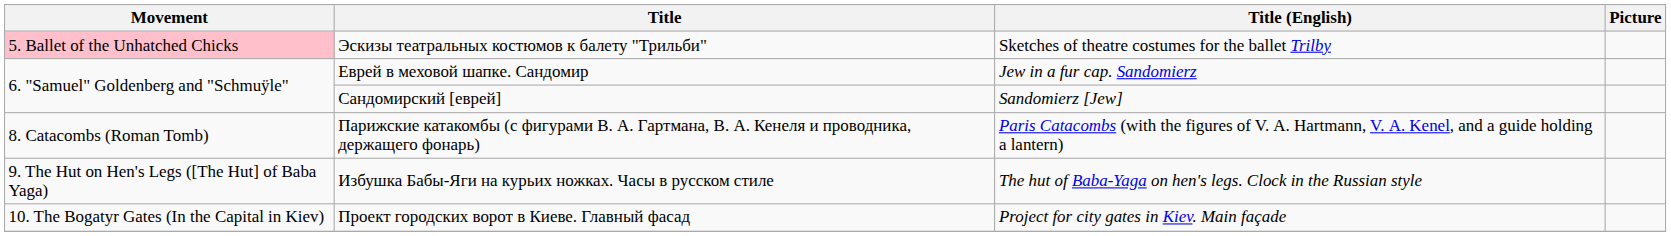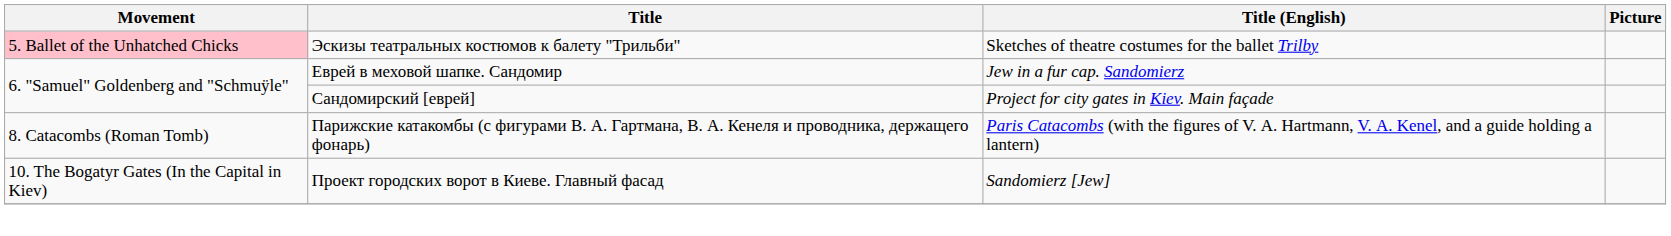(1061, 98) Sandomierz [Jew] -> (1130, 98) Project for city gates in Kiev. Main façade
- row: (556, 181)
(1143, 217) Project for city gates in Kiev. Main façade -> (1048, 181) Sandomierz [Jew]
